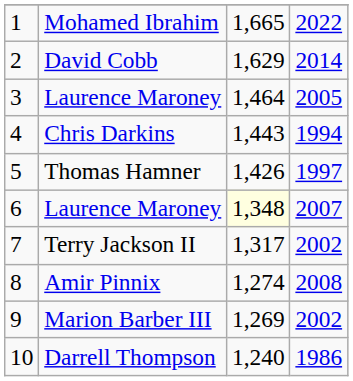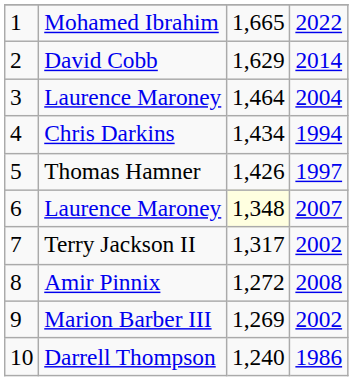(319, 97) 2005 -> (319, 97) 2004
(258, 134) 1,443 -> (258, 134) 1,434
(258, 282) 1,274 -> (258, 282) 1,272
